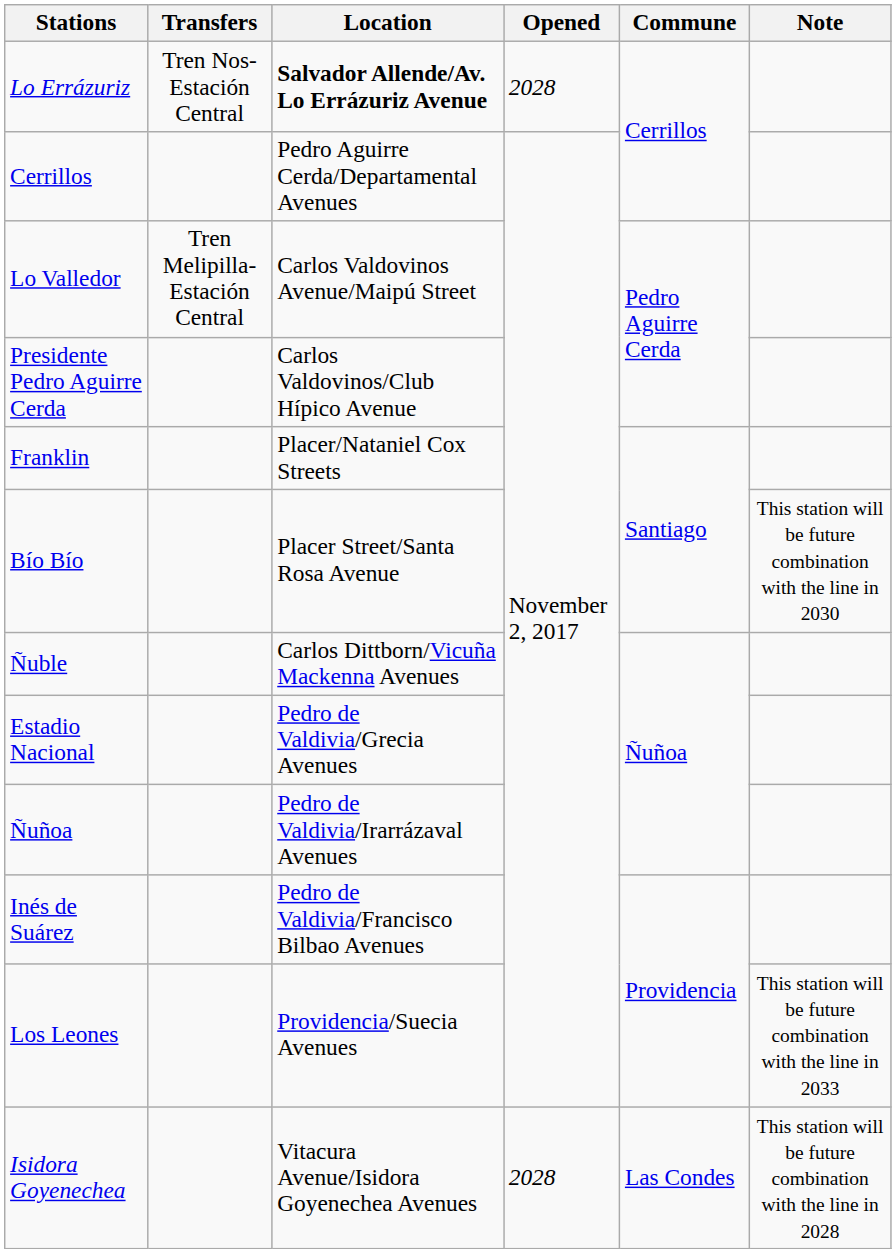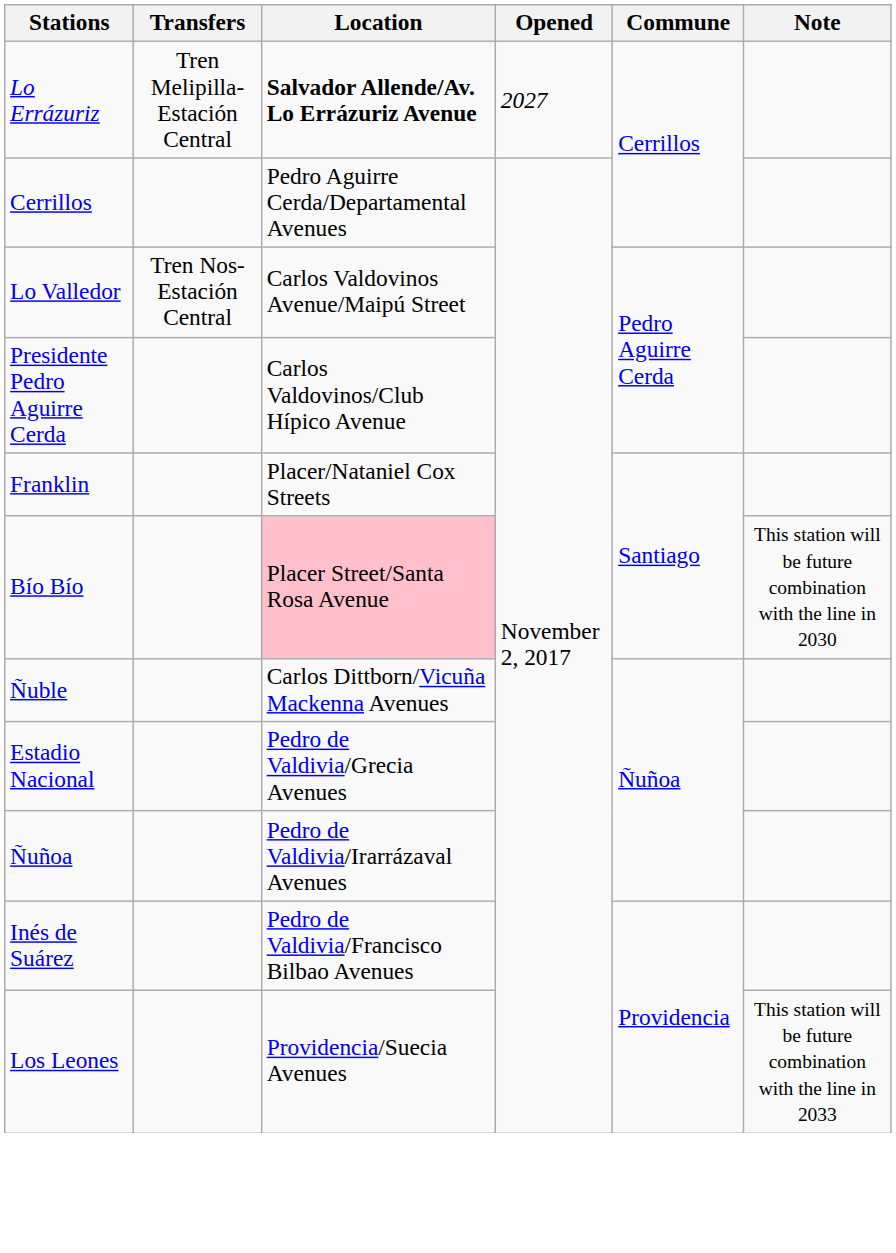(210, 86) Tren Nos-Estación Central -> (198, 99) Tren Melipilla-Estación Central
(532, 86) 2028 -> (524, 99) 2027
(210, 278) Tren Melipilla-Estación Central -> (198, 291) Tren Nos-Estación Central
(366, 560) no background -> (355, 586) pink background
- row: (68, 1177)
